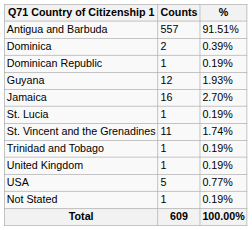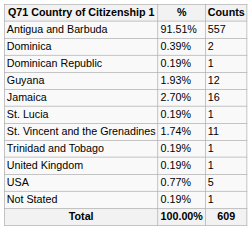columns swapped: (179, 13) <-> (224, 13)
